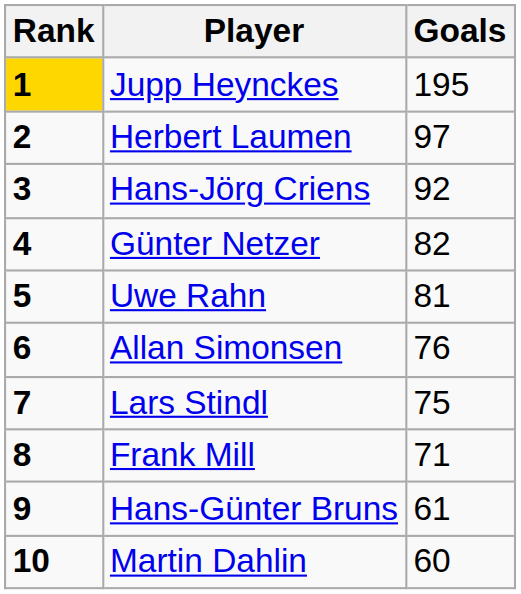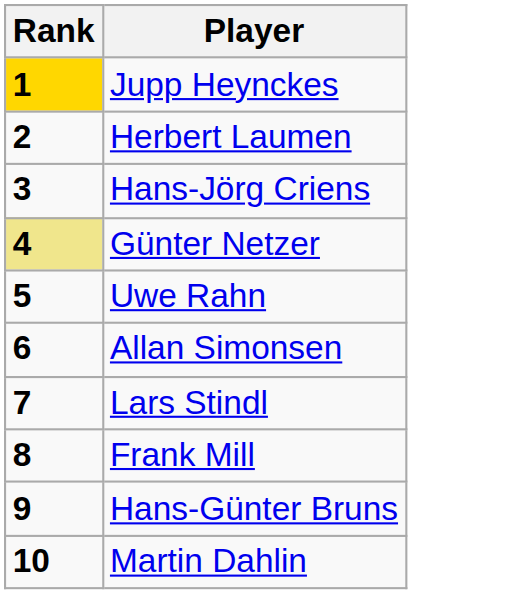- column: (460, 31)
(22, 243) no background -> (22, 243) khaki background
